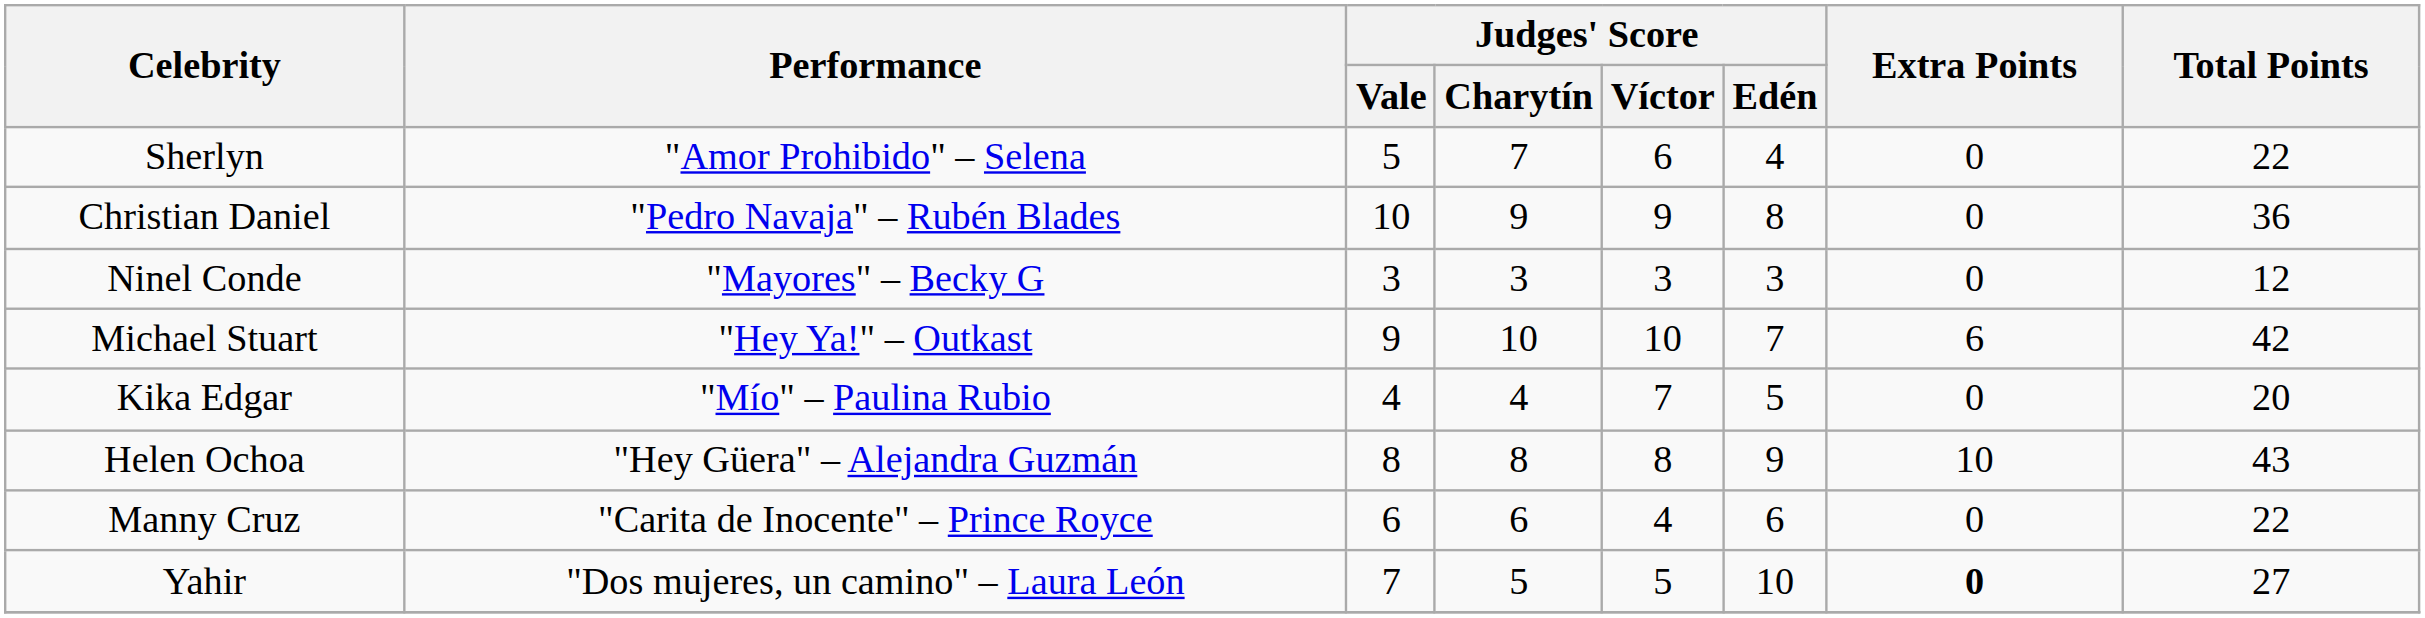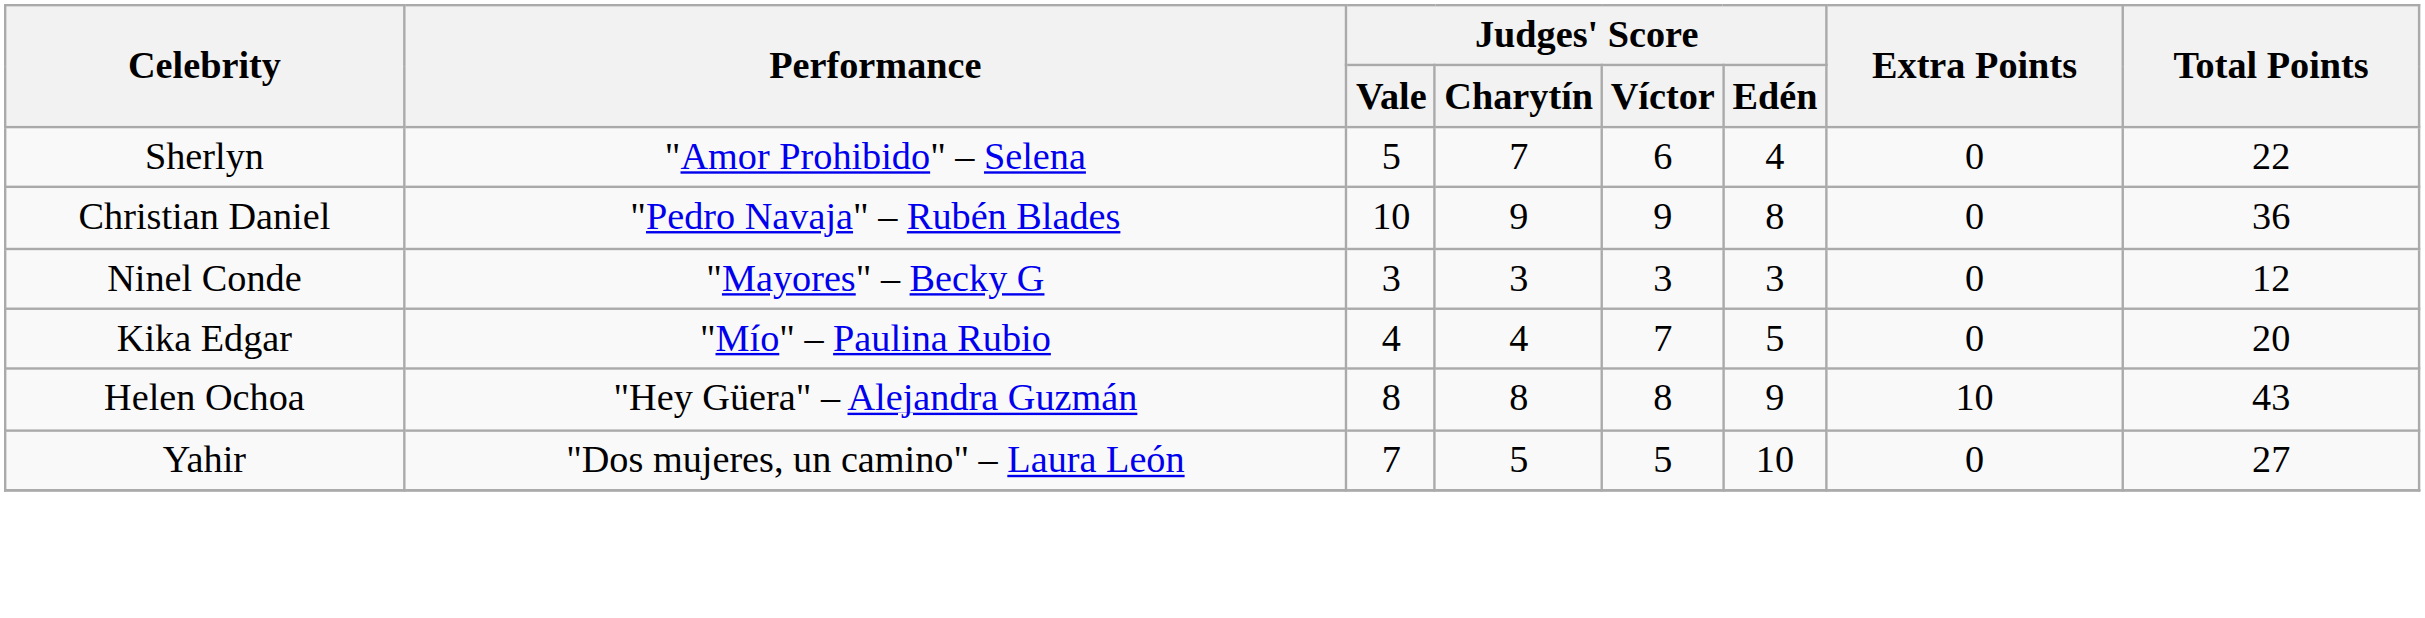- row: (204, 338)
- row: (204, 519)
(1975, 580) bold -> (1975, 459) normal
